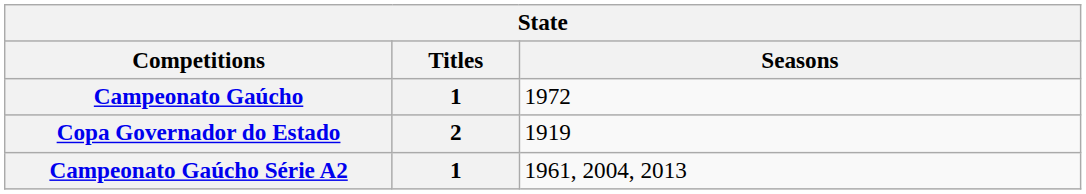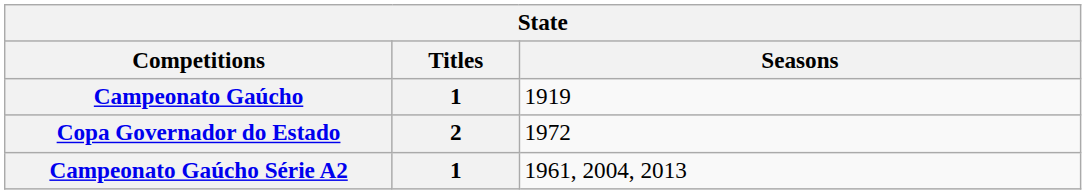(548, 96) 1972 -> (548, 96) 1919
(548, 133) 1919 -> (548, 133) 1972
